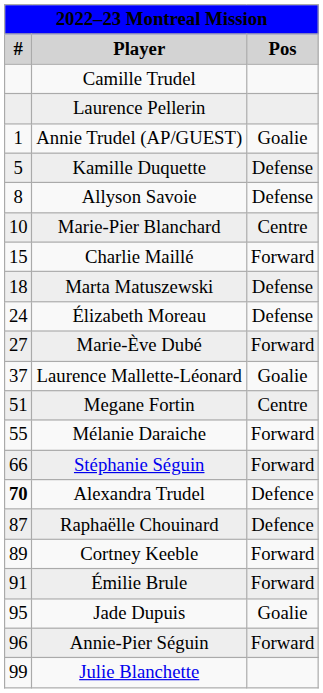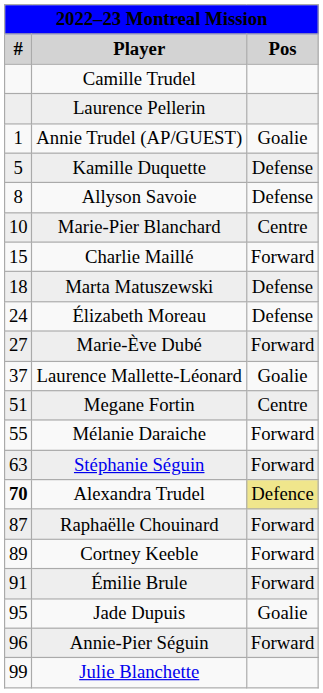(18, 464) 66 -> (18, 464) 63
(283, 494) no background -> (283, 494) khaki background
(283, 524) Defence -> (283, 524) Forward
